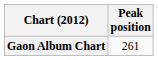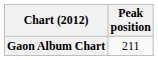(131, 45) 261 -> (131, 45) 211
